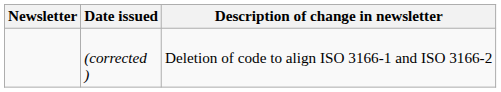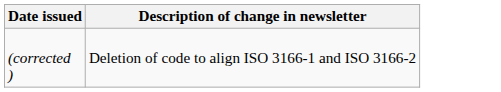- column: (43, 16)
